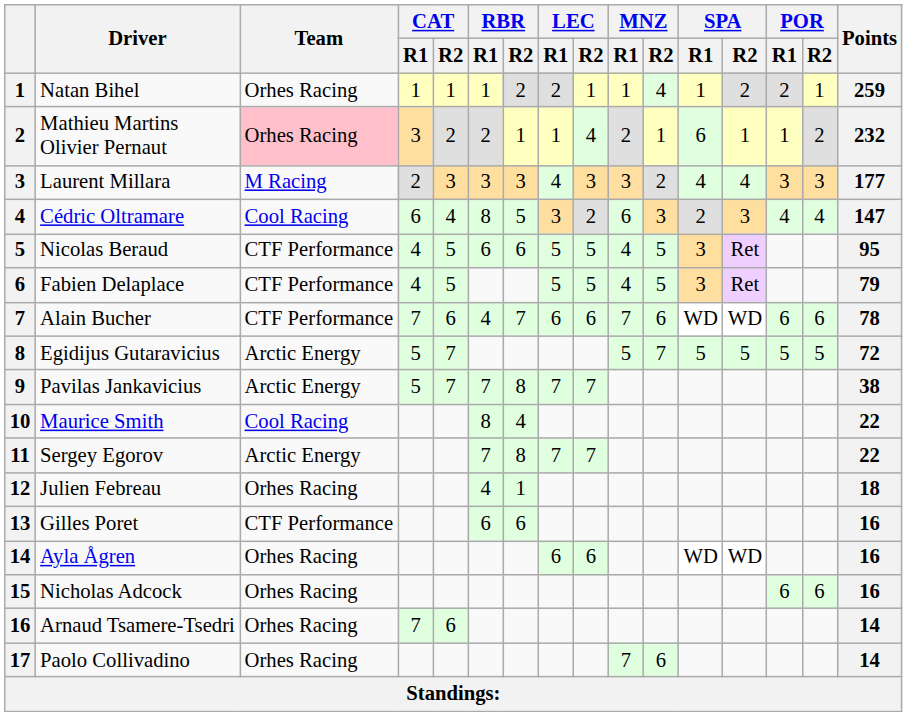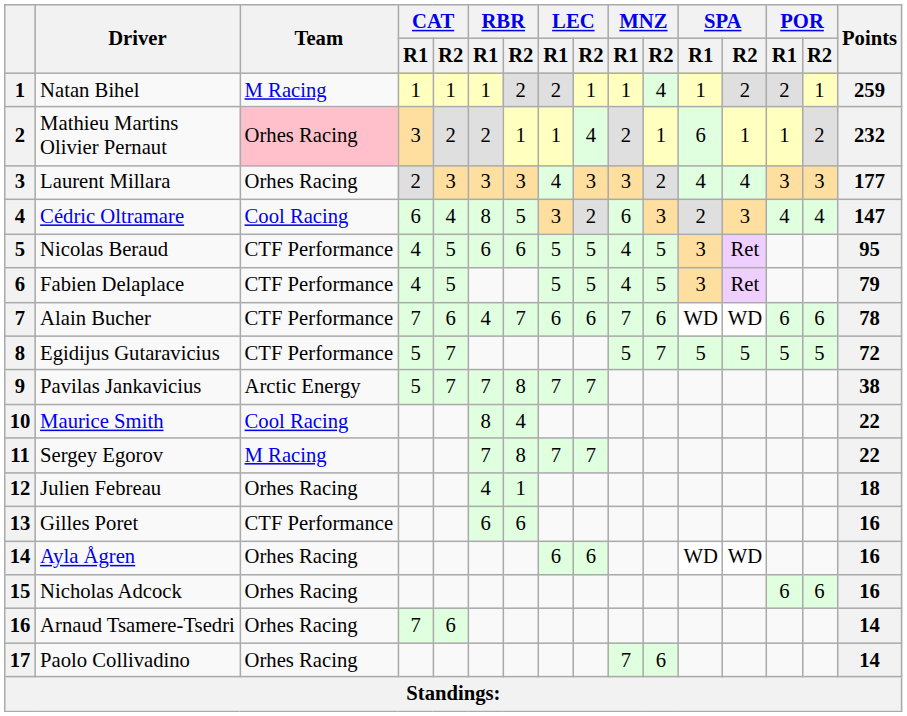(301, 89) Orhes Racing -> (286, 89) M Racing
(286, 181) M Racing -> (301, 181) Orhes Racing
(303, 352) Arctic Energy -> (319, 352) CTF Performance
(303, 454) Arctic Energy -> (286, 454) M Racing
